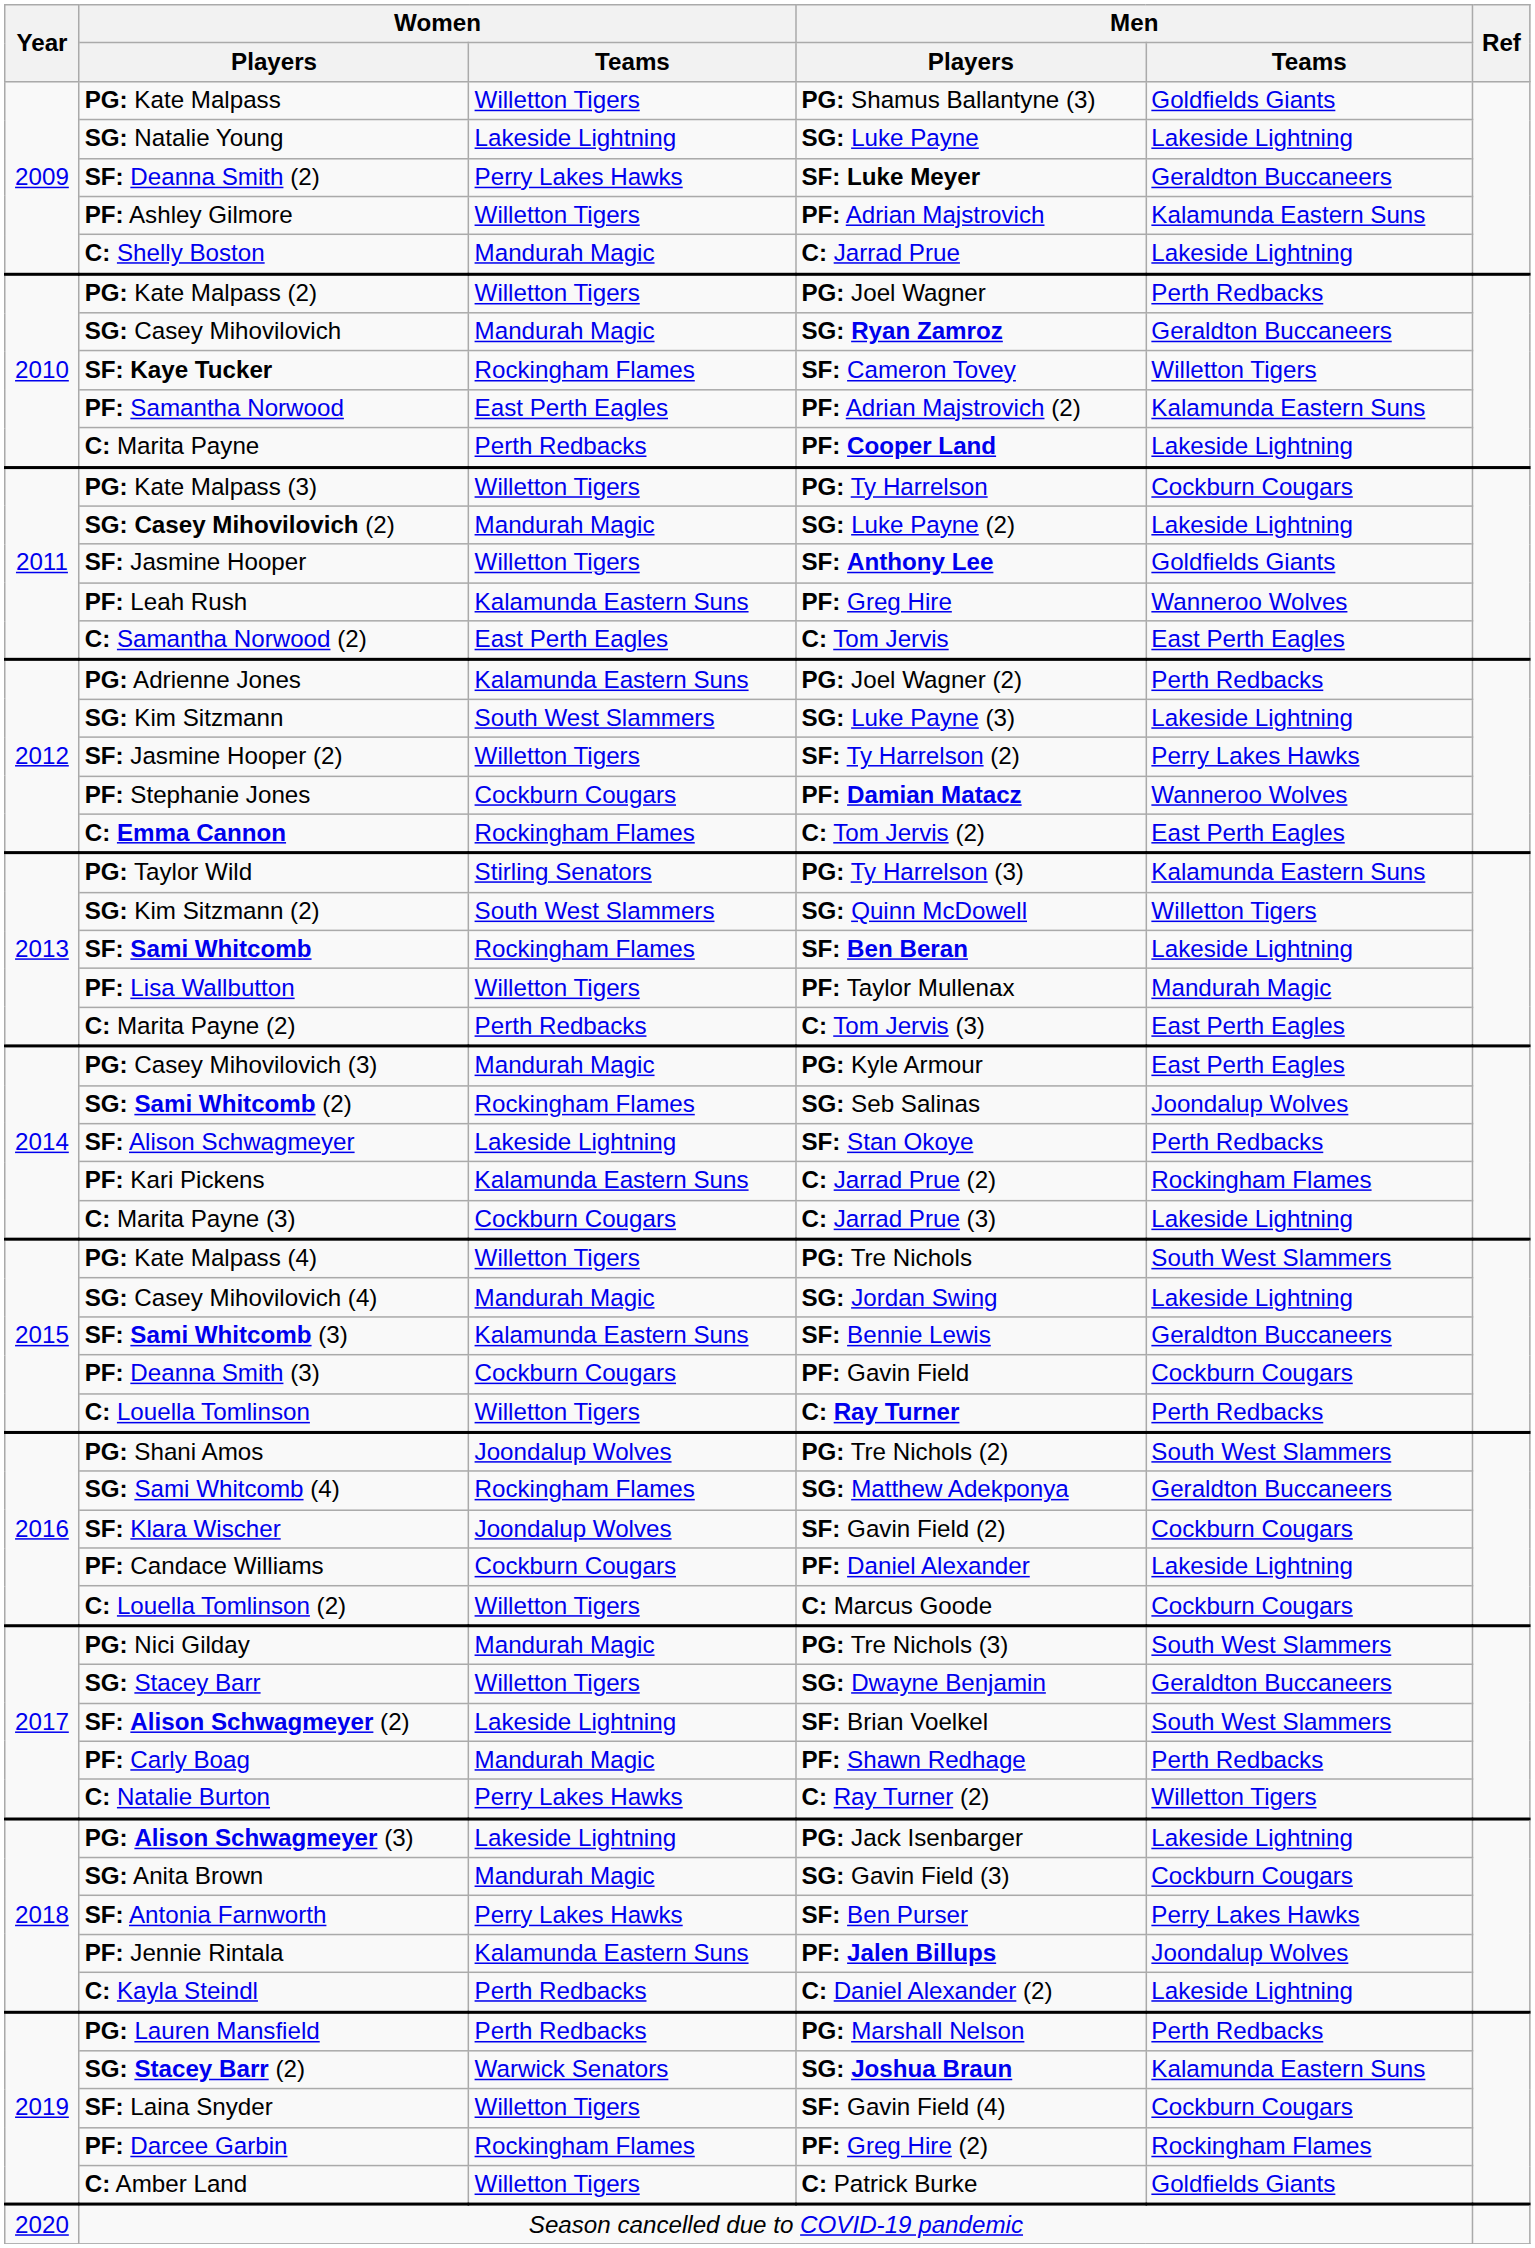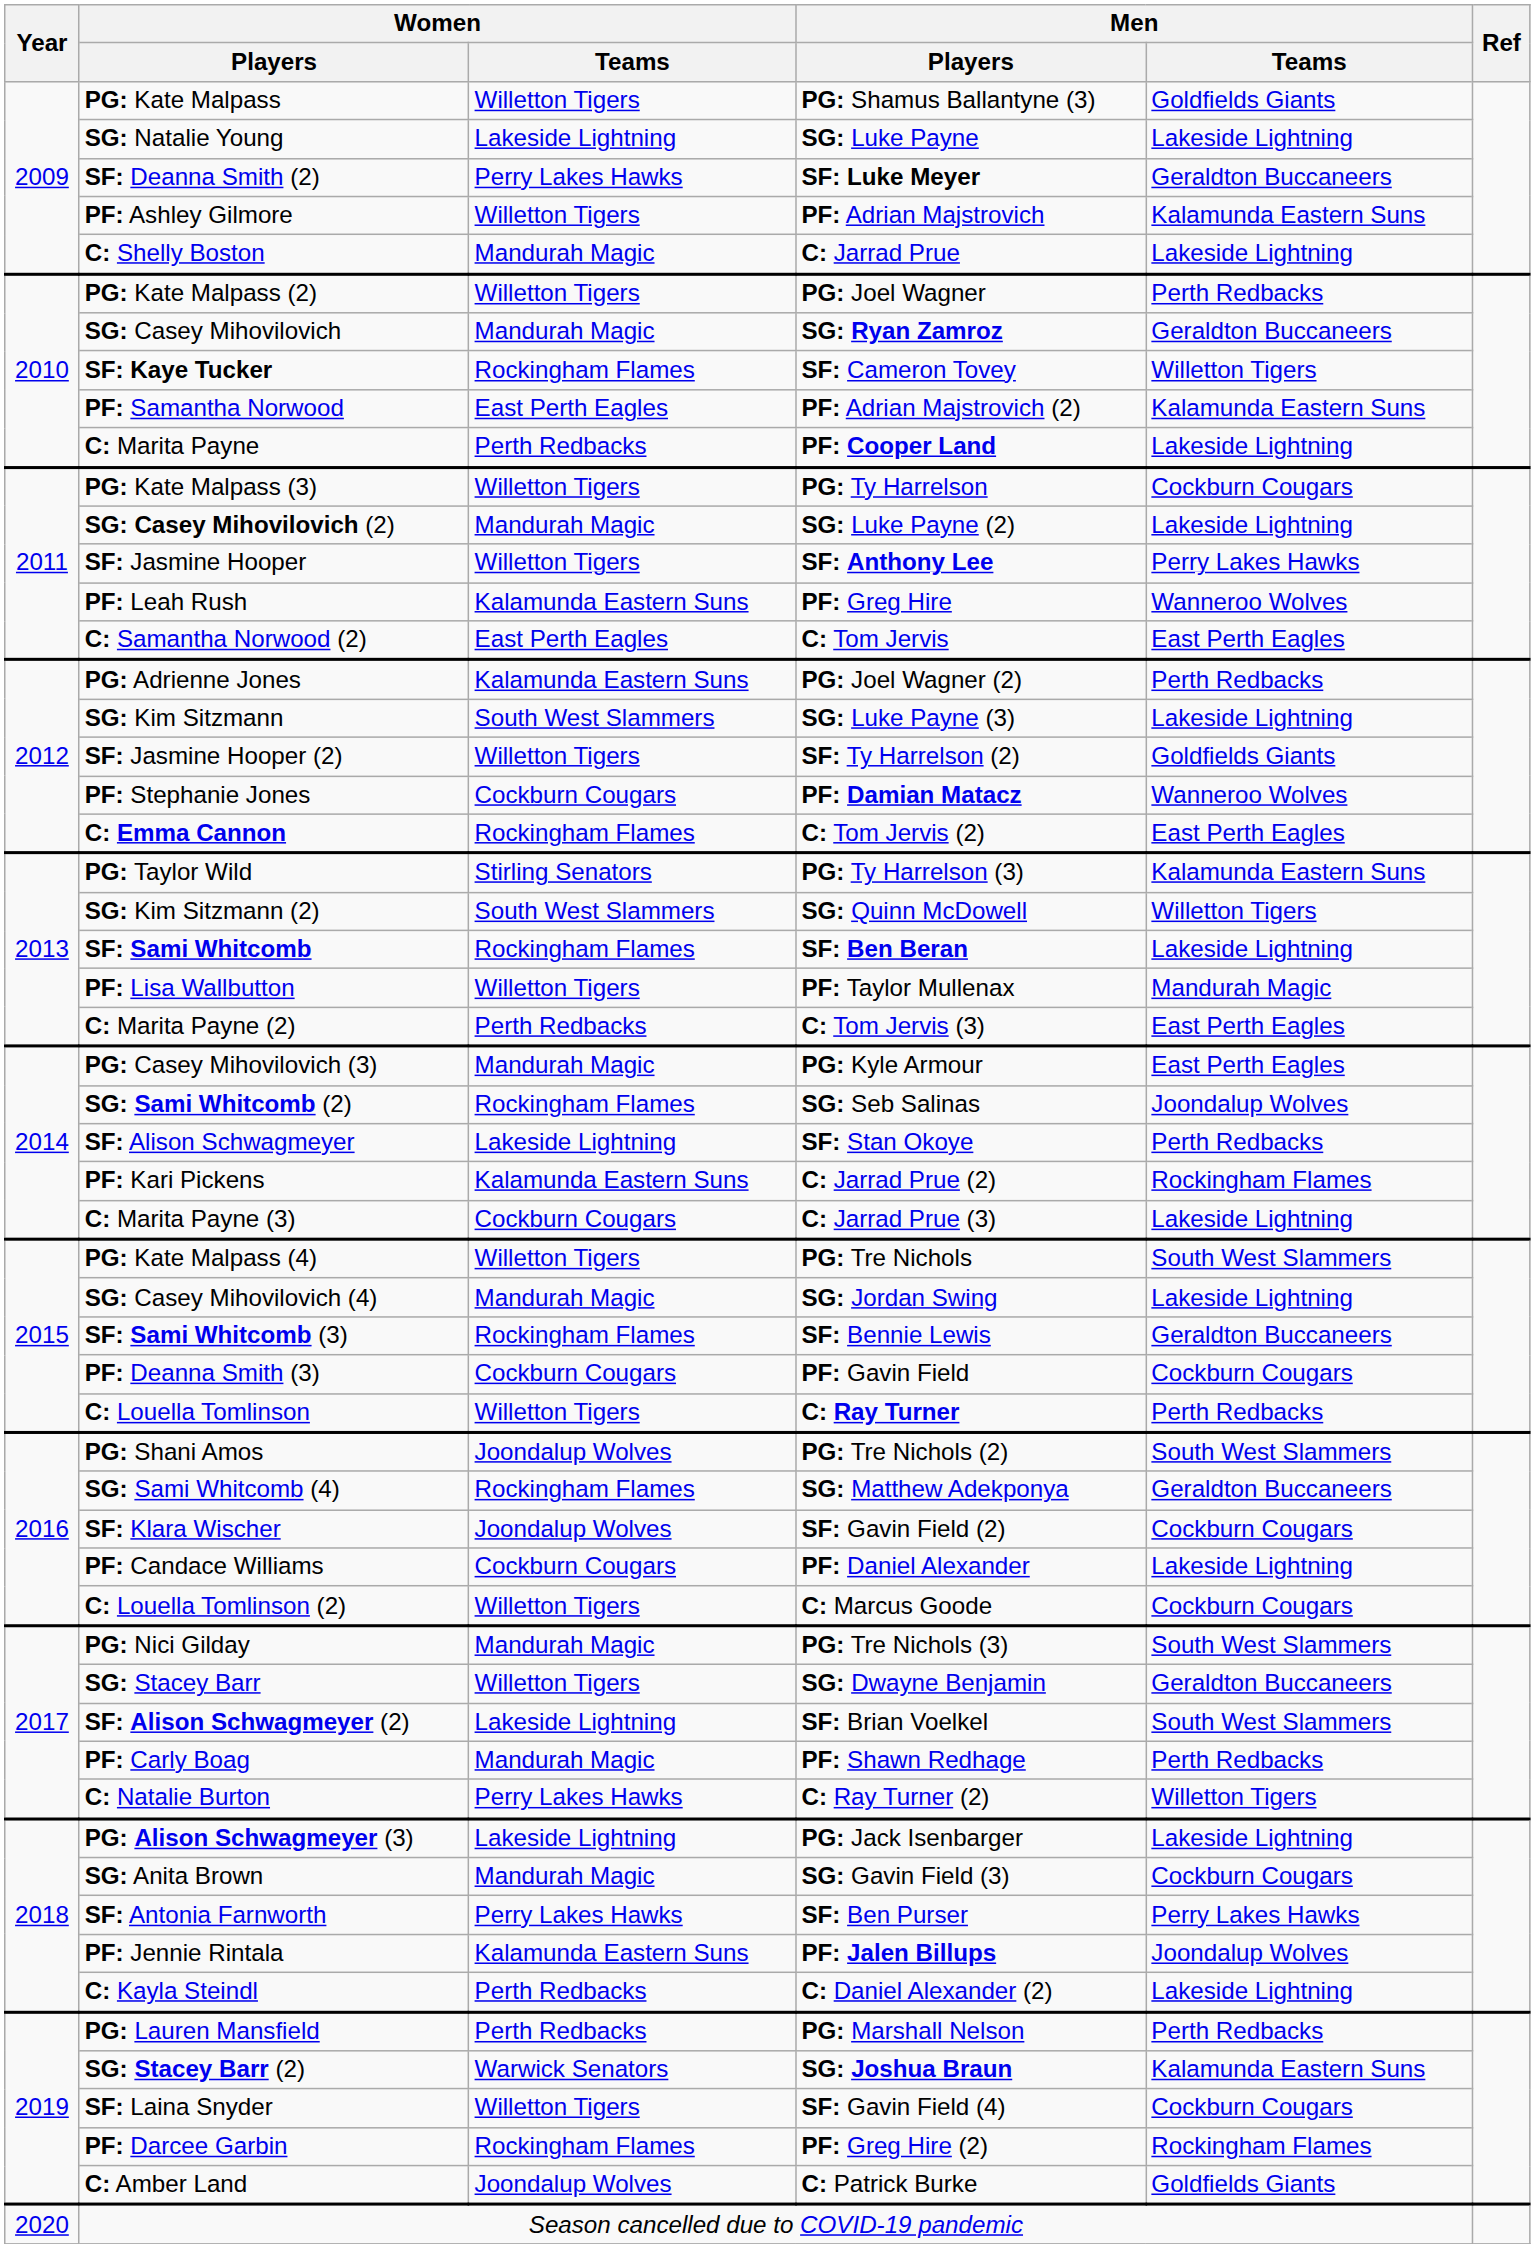(1243, 563) Goldfields Giants -> (1255, 563) Perry Lakes Hawks
(1255, 756) Perry Lakes Hawks -> (1243, 756) Goldfields Giants
(612, 1335) Kalamunda Eastern Suns -> (585, 1335) Rockingham Flames
(557, 2184) Willetton Tigers -> (573, 2184) Joondalup Wolves
